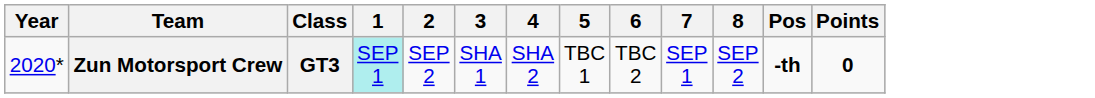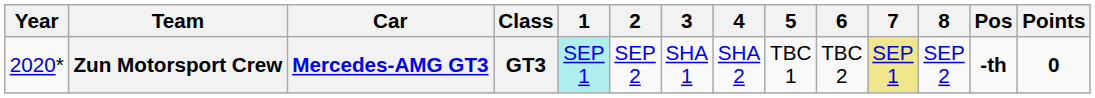+ column: (390, 21)
(687, 65) no background -> (893, 65) khaki background
